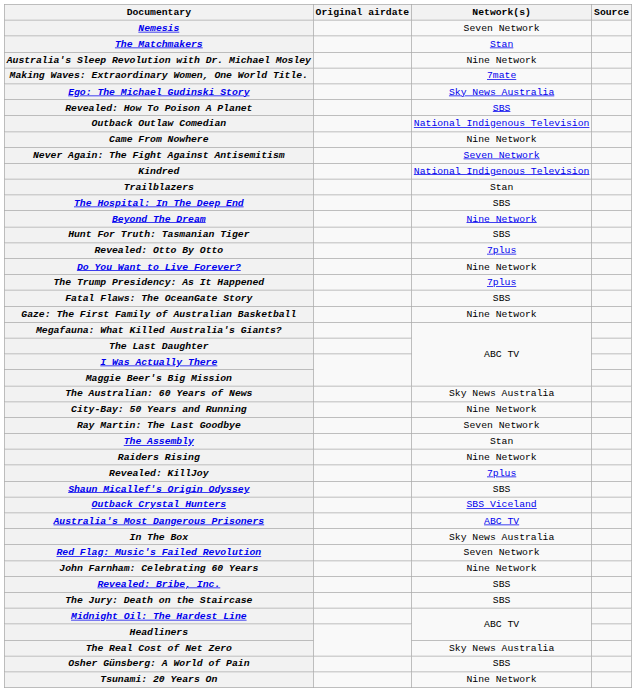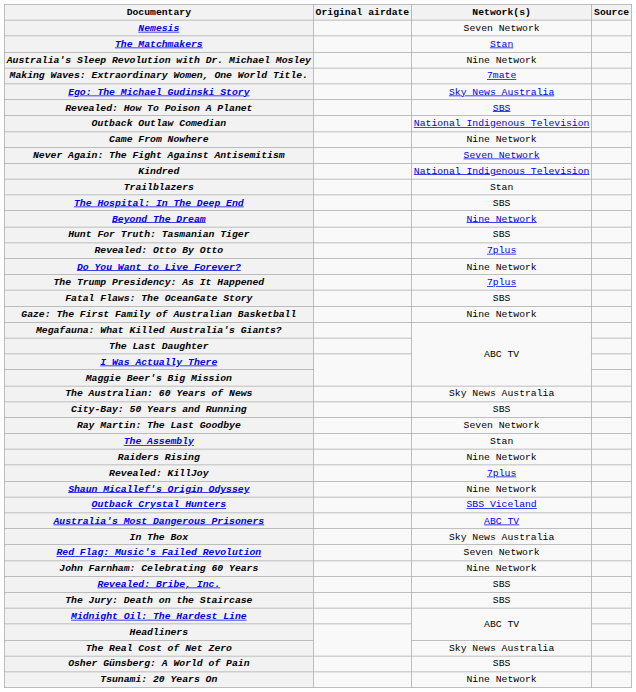(502, 410) Nine Network -> (502, 410) SBS
(502, 489) SBS -> (502, 489) Nine Network
